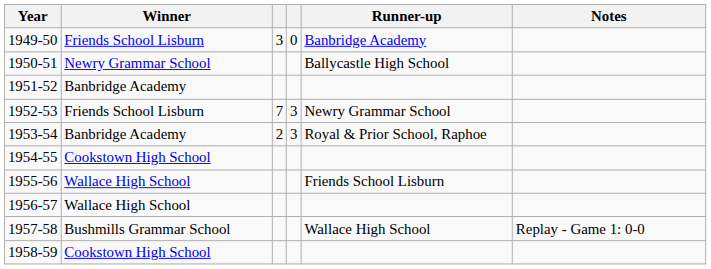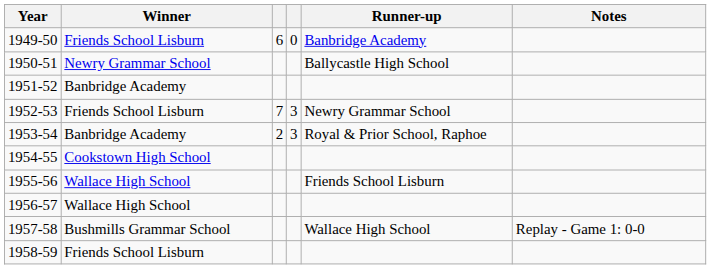(280, 39) 3 -> (280, 39) 6
(138, 252) Cookstown High School -> (134, 252) Friends School Lisburn
